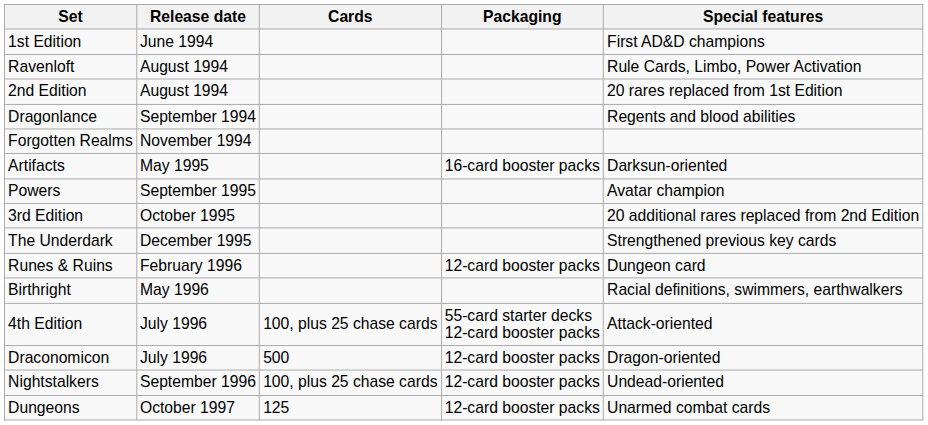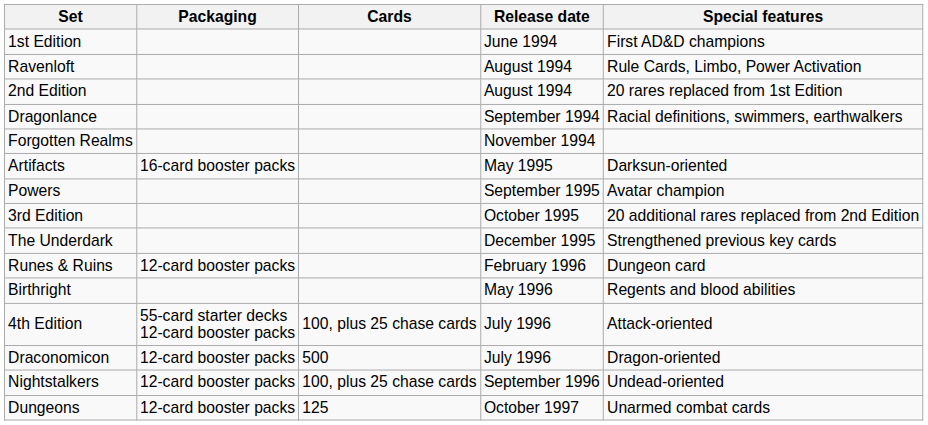columns swapped: (198, 16) <-> (522, 16)
(701, 116) Regents and blood abilities -> (755, 116) Racial definitions, swimmers, earthwalkers
(755, 290) Racial definitions, swimmers, earthwalkers -> (701, 290) Regents and blood abilities
